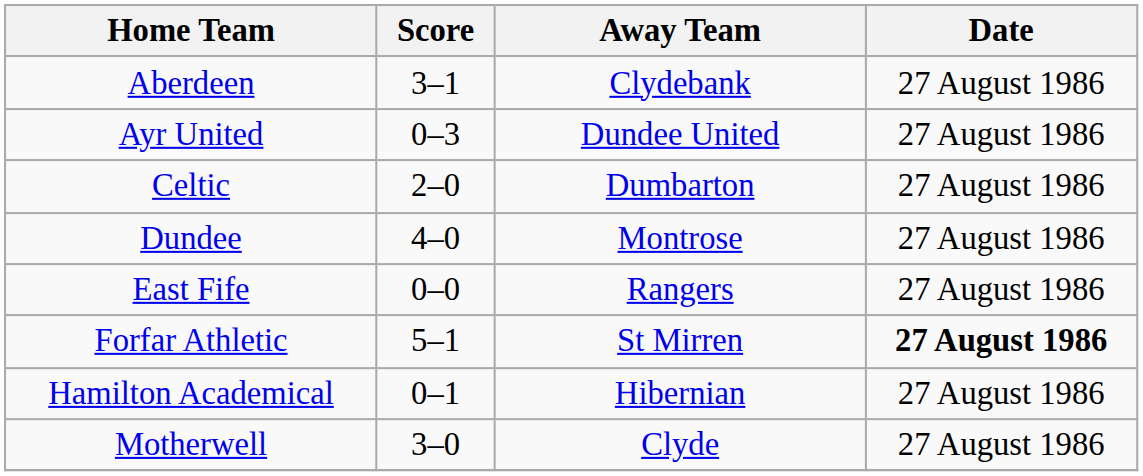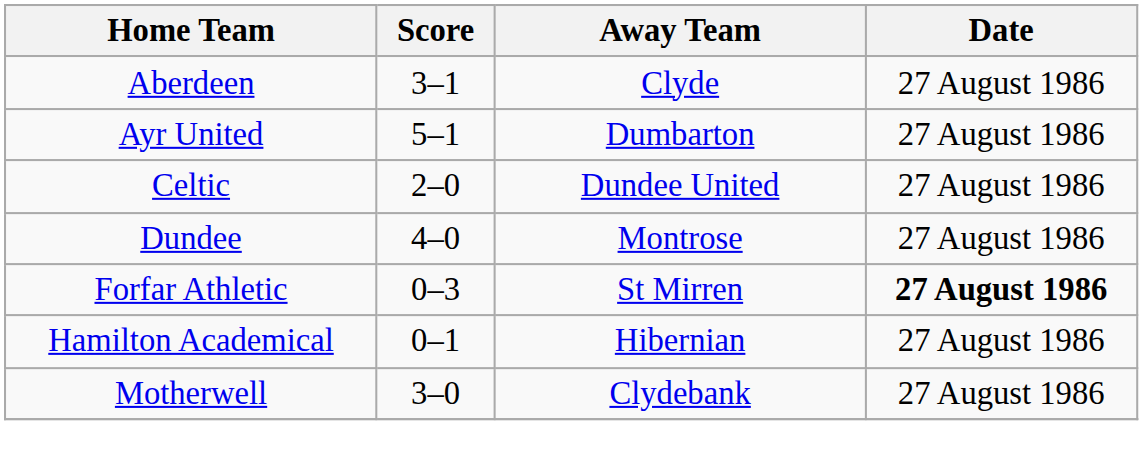(680, 82) Clydebank -> (680, 82) Clyde
(436, 133) 0–3 -> (436, 133) 5–1
(680, 133) Dundee United -> (680, 133) Dumbarton
(680, 185) Dumbarton -> (680, 185) Dundee United
- row: (191, 289)
(436, 340) 5–1 -> (436, 289) 0–3
(680, 444) Clyde -> (680, 392) Clydebank
